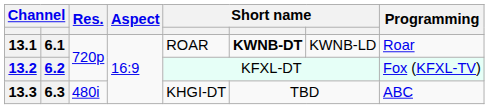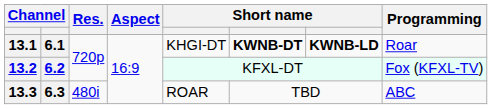(187, 45) ROAR -> (196, 45) KHGI-DT
(343, 45) normal -> (344, 45) bold
(196, 92) KHGI-DT -> (187, 92) ROAR
